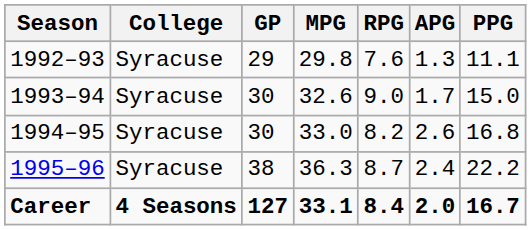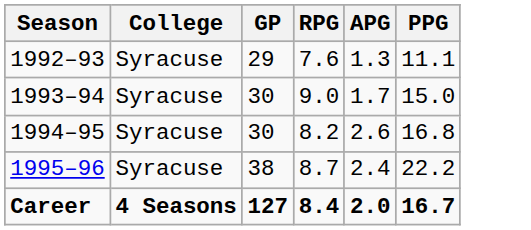- column: (326, 23)
